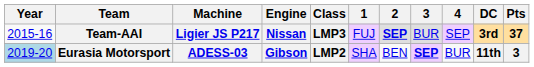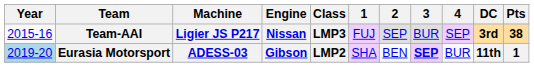(395, 34) bold -> (395, 34) normal
(516, 34) 37 -> (516, 34) 38
(516, 53) 3 -> (516, 53) 1
